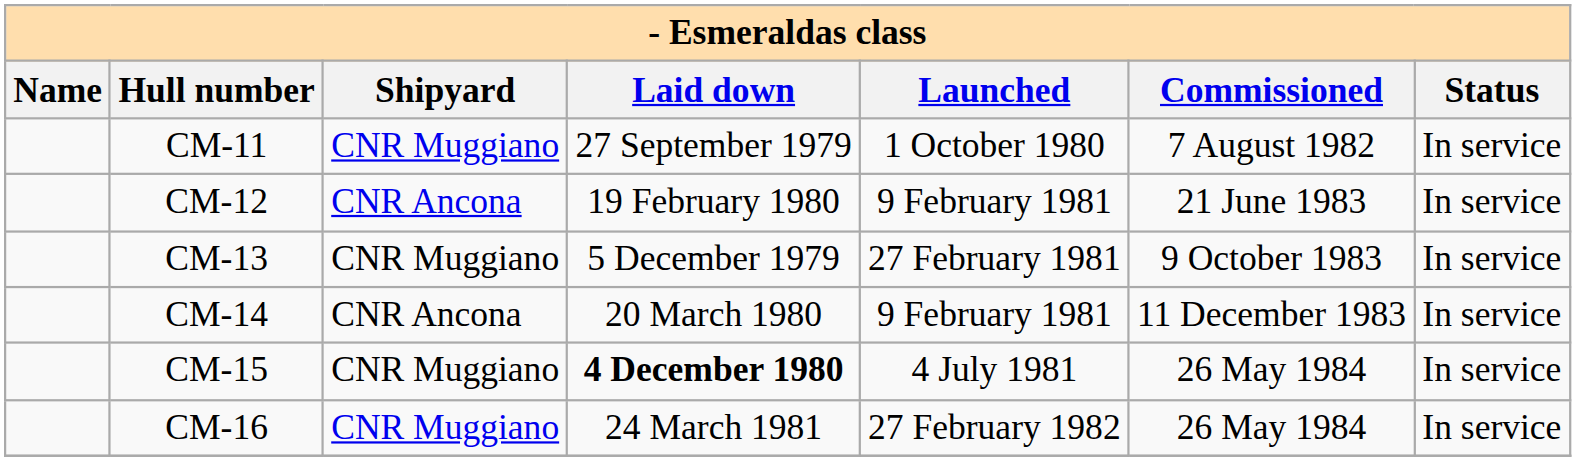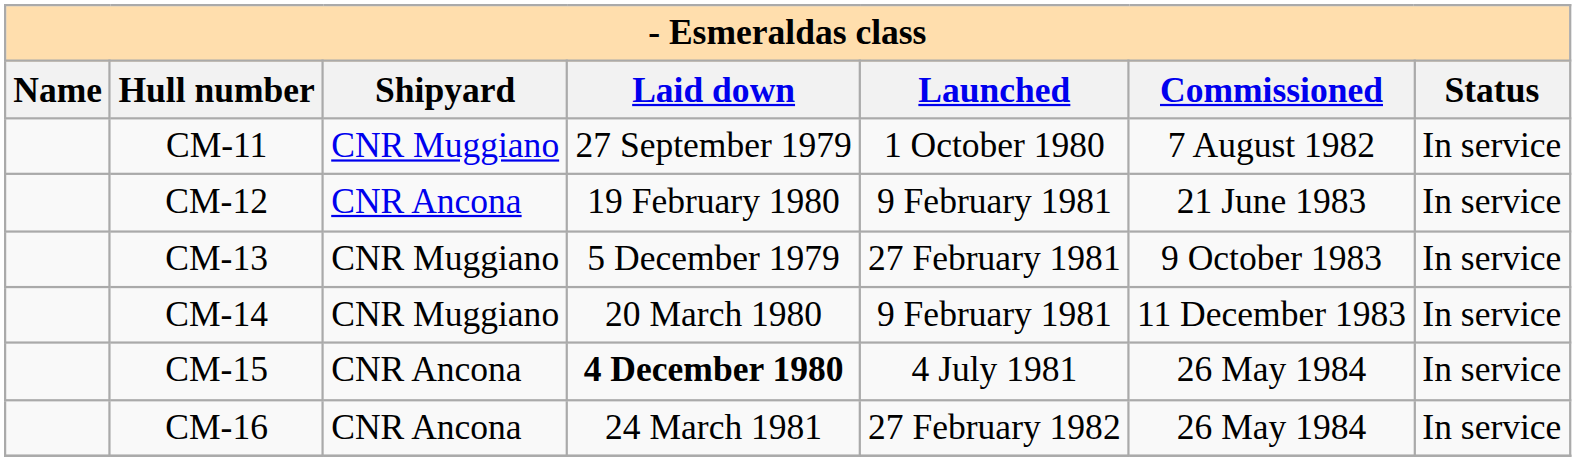(426, 314) CNR Ancona -> (445, 314) CNR Muggiano
(445, 370) CNR Muggiano -> (426, 370) CNR Ancona
(445, 426) CNR Muggiano -> (426, 426) CNR Ancona
